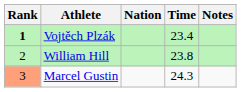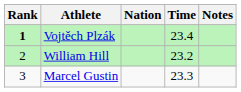(182, 55) 23.8 -> (182, 55) 23.2
(23, 76) lightsalmon background -> (23, 76) no background
(182, 76) 24.3 -> (182, 76) 23.3
